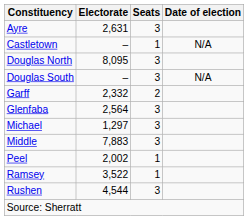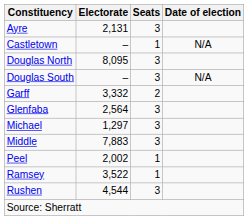(115, 28) 2,631 -> (115, 28) 2,131
(115, 93) 2,332 -> (115, 93) 3,332
